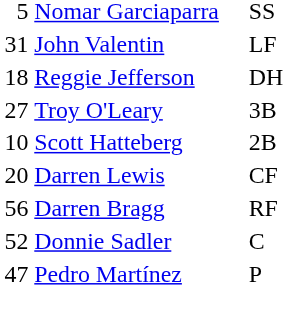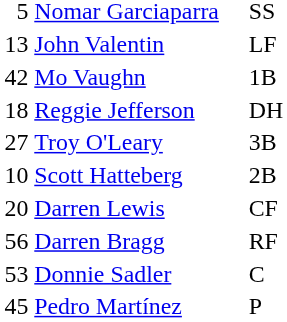(16, 44) 31 -> (16, 44) 13
+ row: (90, 77)
(16, 241) 52 -> (16, 273) 53
(16, 273) 47 -> (16, 306) 45
